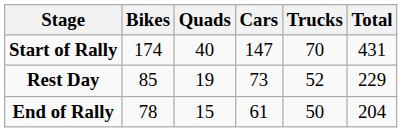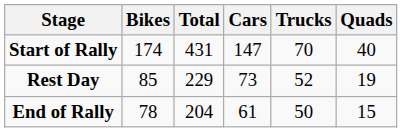columns swapped: (205, 19) <-> (372, 19)
